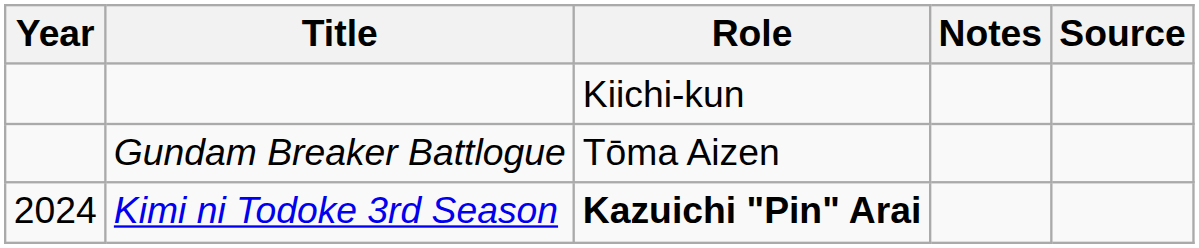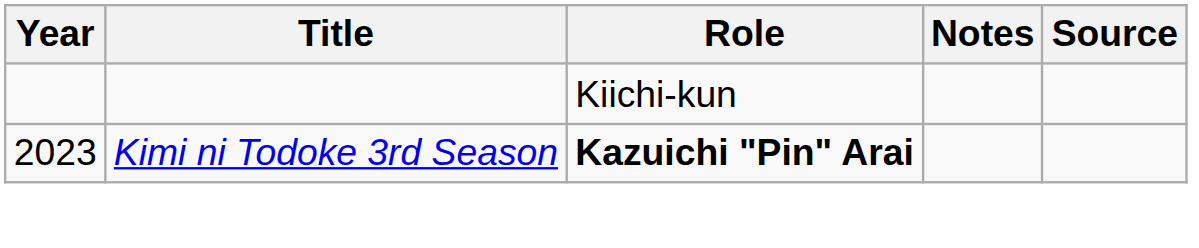- row: (340, 152)
(55, 211) 2024 -> (55, 152) 2023
